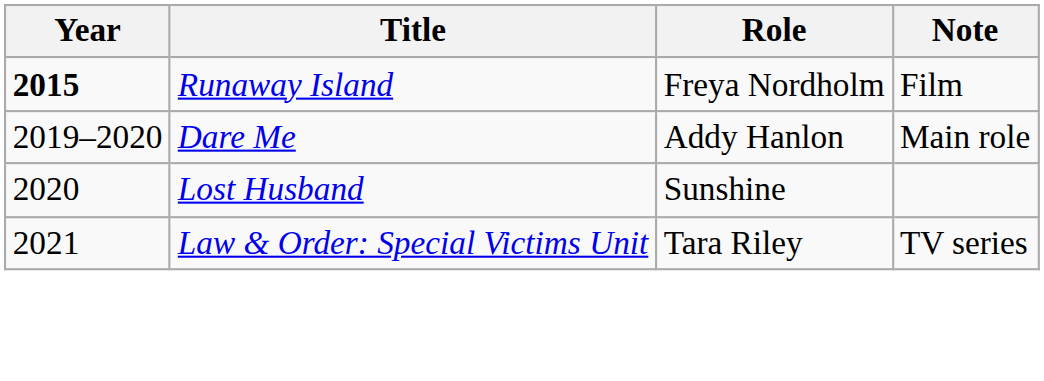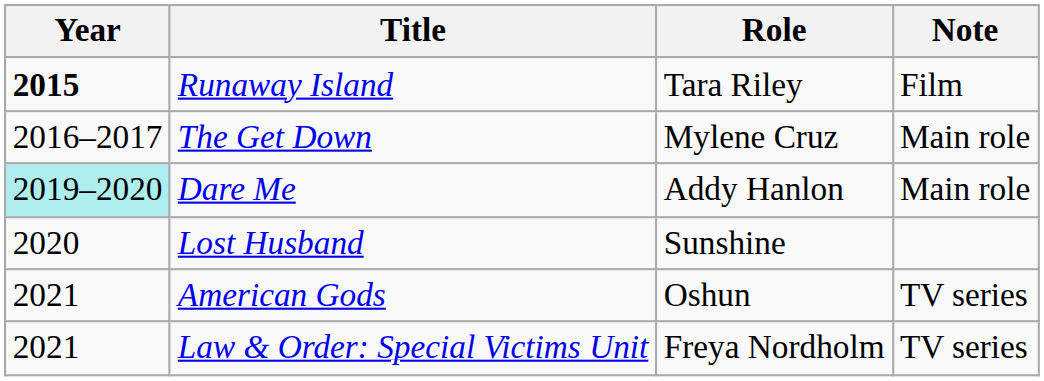(774, 83) Freya Nordholm -> (733, 83) Tara Riley
+ row: (275, 136)
(88, 136) no background -> (88, 189) paleturquoise background
+ row: (282, 294)
(733, 242) Tara Riley -> (774, 347) Freya Nordholm
